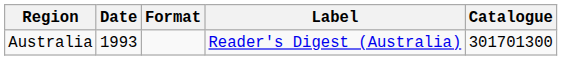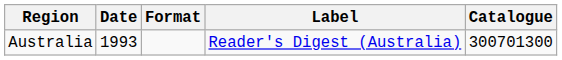(511, 43) 301701300 -> (511, 43) 300701300
